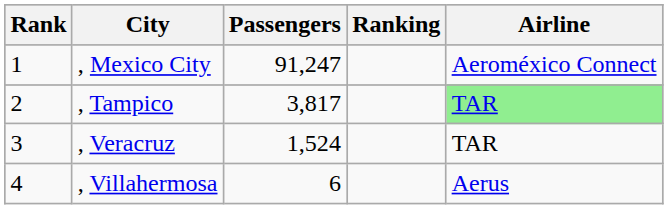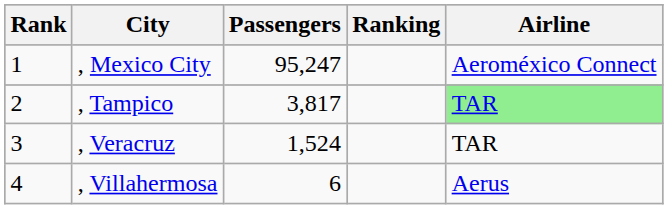(308, 64) 91,247 -> (308, 64) 95,247
